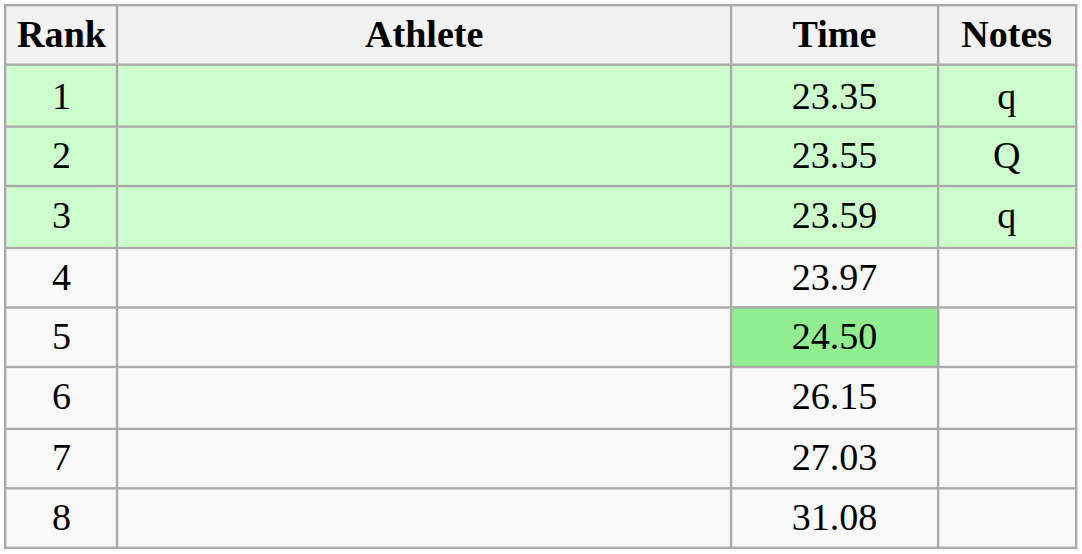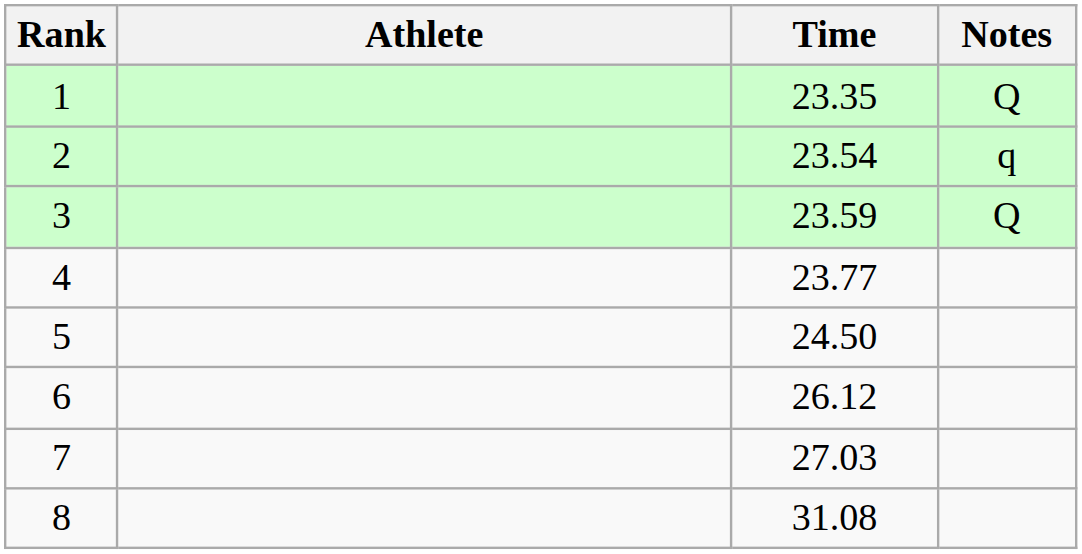(1007, 95) q -> (1007, 95) Q
(834, 155) 23.55 -> (834, 155) 23.54
(1007, 155) Q -> (1007, 155) q
(1007, 215) q -> (1007, 215) Q
(834, 276) 23.97 -> (834, 276) 23.77
(834, 336) lightgreen background -> (834, 336) no background
(834, 397) 26.15 -> (834, 397) 26.12
